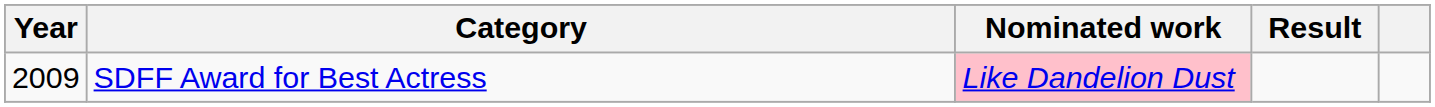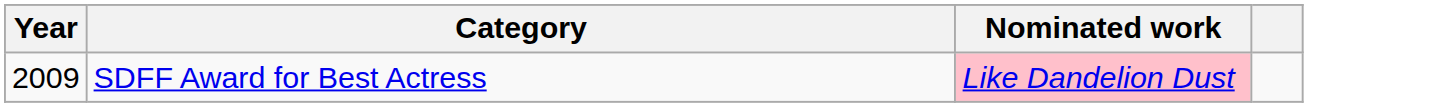- column: (1315, 28)
